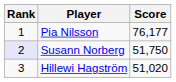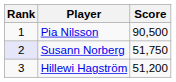(150, 32) 76,177 -> (150, 32) 90,500
(150, 69) 51,020 -> (150, 69) 51,200
